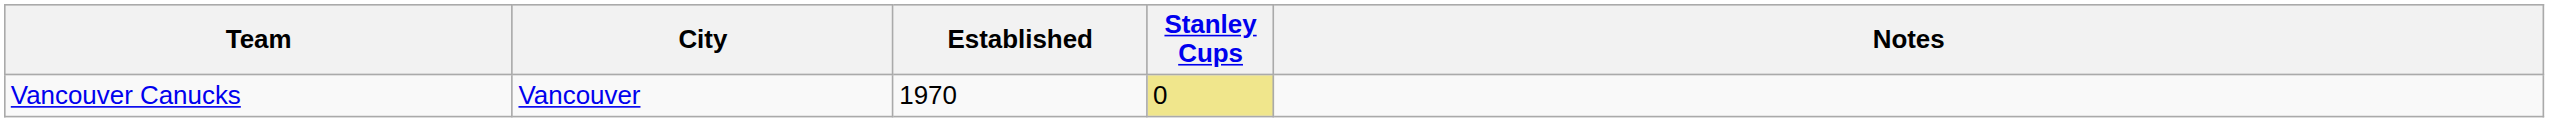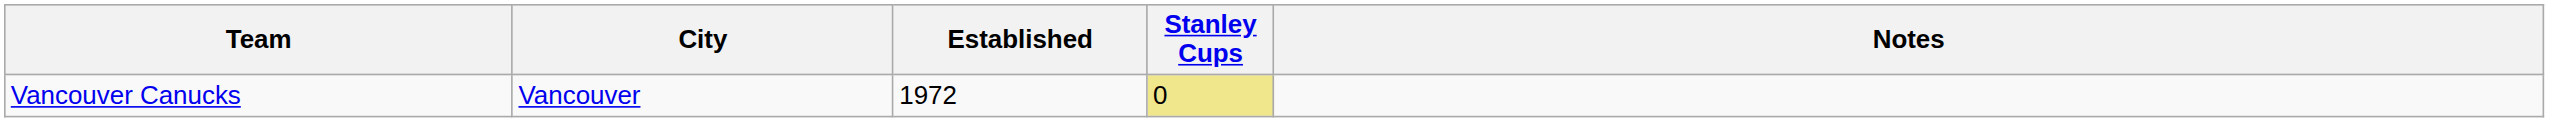(928, 95) 1970 -> (928, 95) 1972
